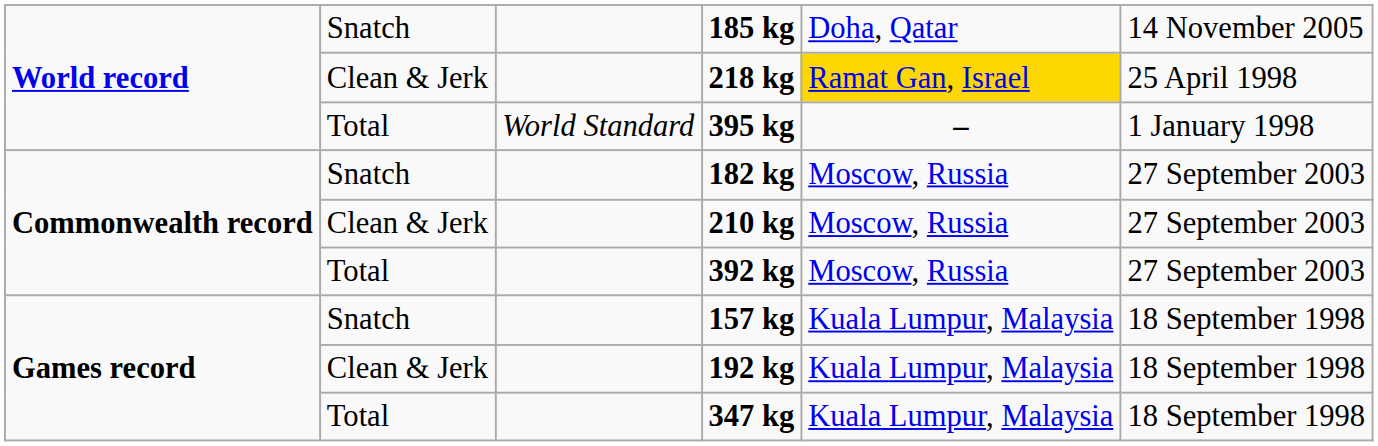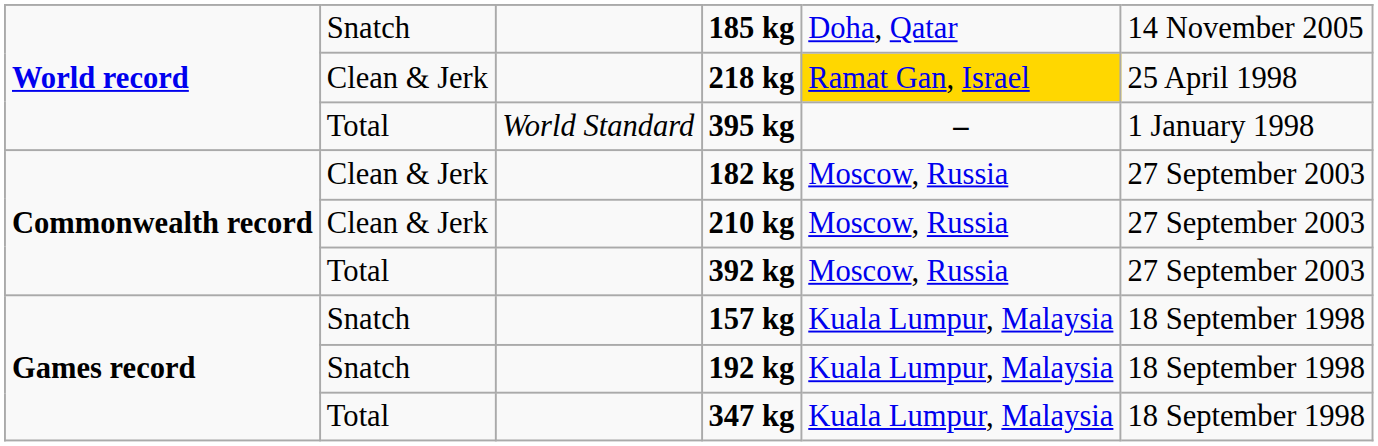(368, 174) Snatch -> (407, 174) Clean & Jerk
(407, 367) Clean & Jerk -> (368, 367) Snatch
